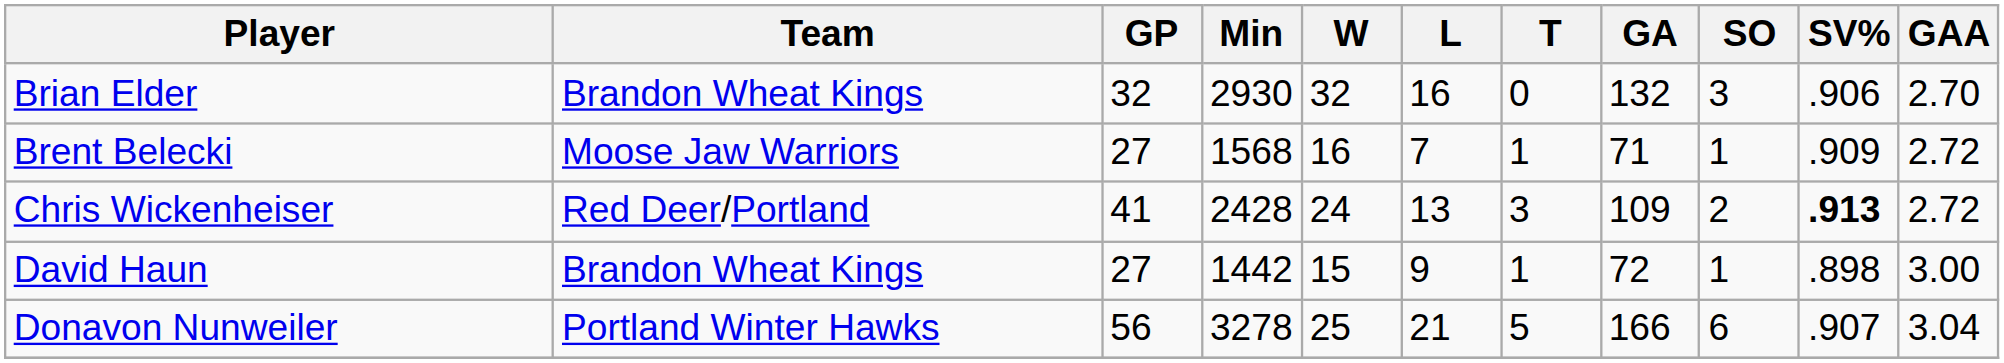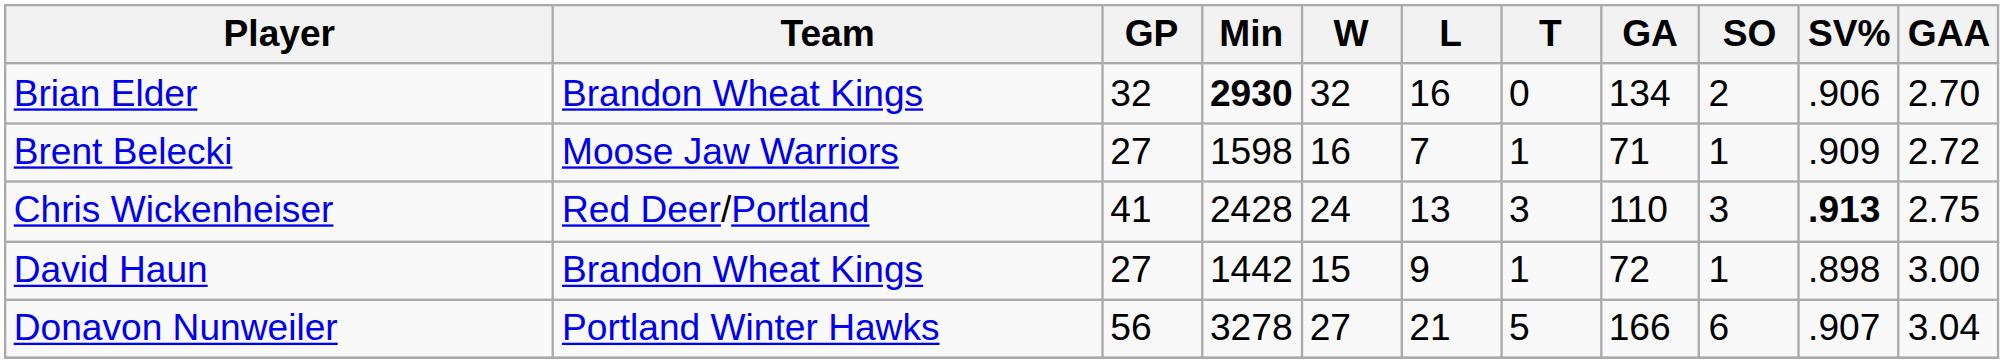(1251, 92) normal -> (1251, 92) bold
(1640, 92) 132 -> (1640, 92) 134
(1719, 92) 3 -> (1719, 92) 2
(1251, 151) 1568 -> (1251, 151) 1598
(1640, 210) 109 -> (1638, 210) 110
(1719, 210) 2 -> (1719, 210) 3
(1944, 210) 2.72 -> (1944, 210) 2.75
(1330, 328) 25 -> (1330, 328) 27
